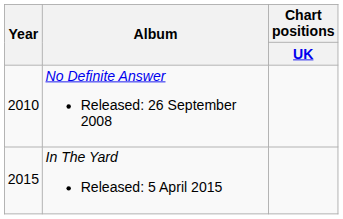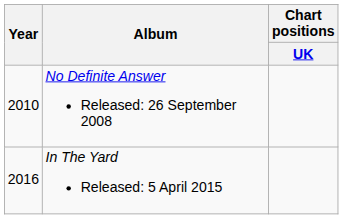(23, 180) 2015 -> (23, 180) 2016
